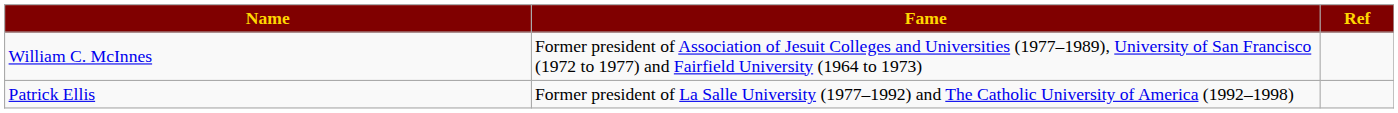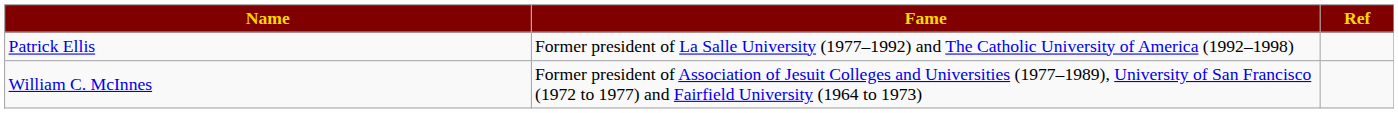rows swapped: (52, 94) <-> (80, 56)
